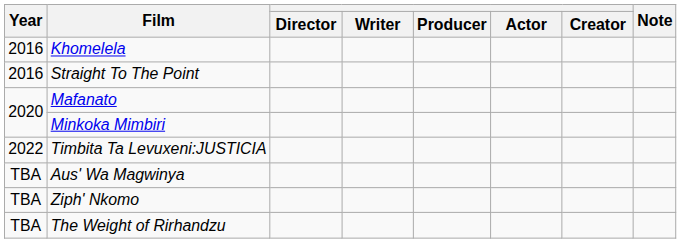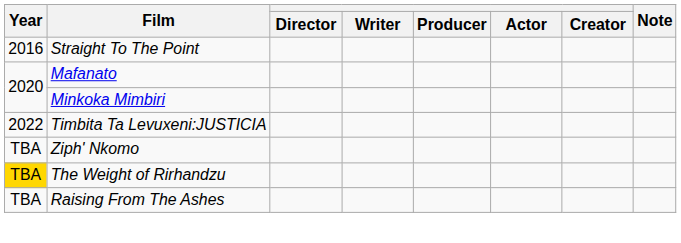- row: (88, 49)
- row: (118, 175)
(26, 225) no background -> (26, 175) gold background
+ row: (138, 200)
